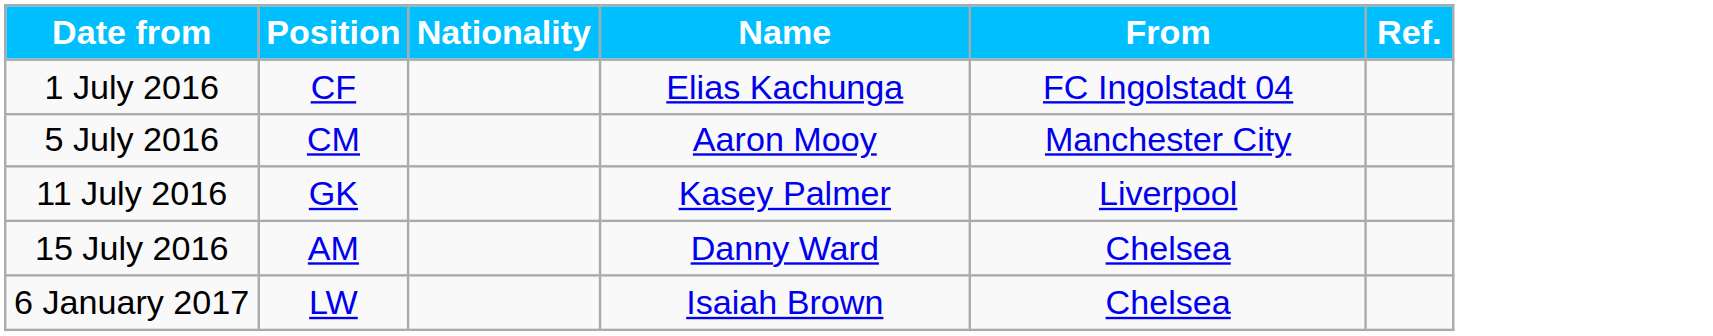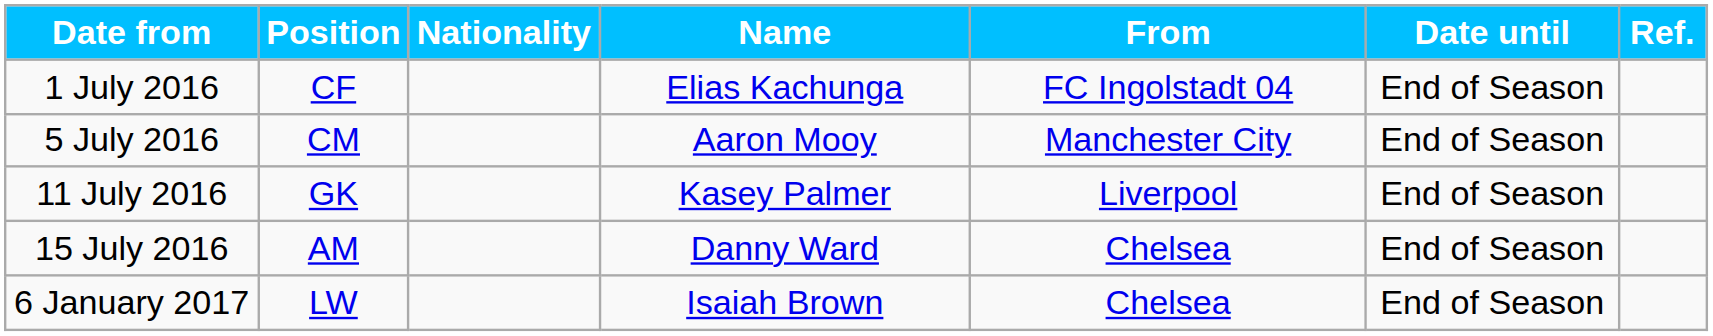+ column: (1492, 33)
